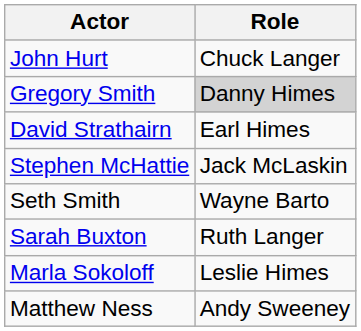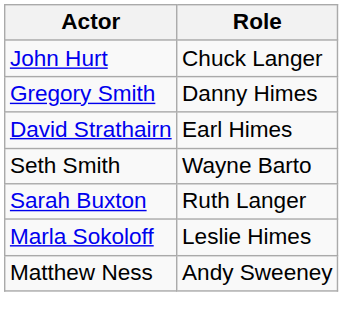(267, 93) lightgrey background -> (250, 93) no background
- row: (100, 165)
